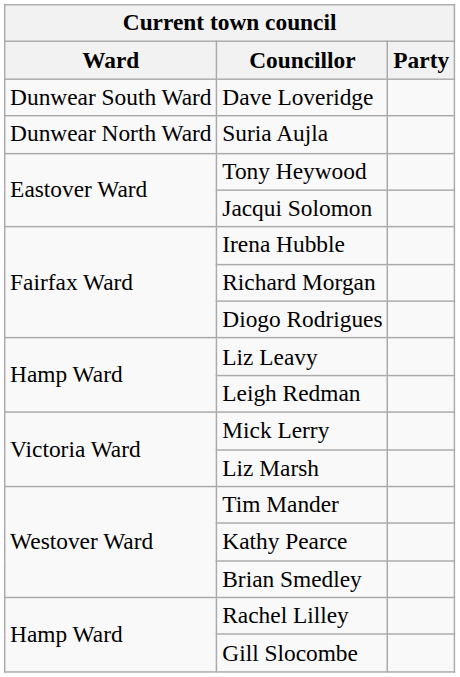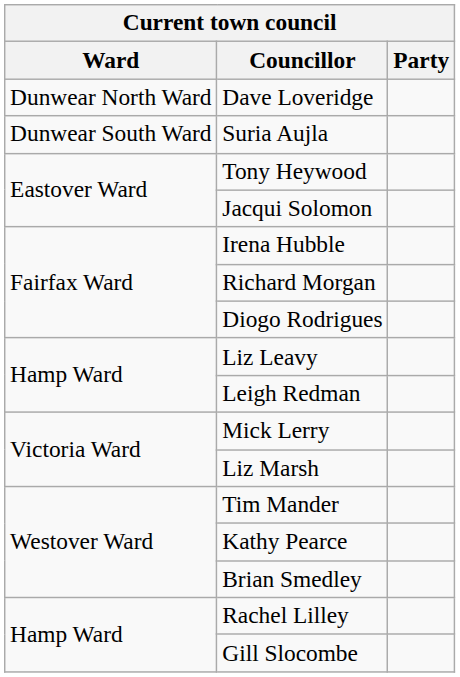(111, 97) Dunwear South Ward -> (111, 97) Dunwear North Ward
(111, 134) Dunwear North Ward -> (111, 134) Dunwear South Ward
